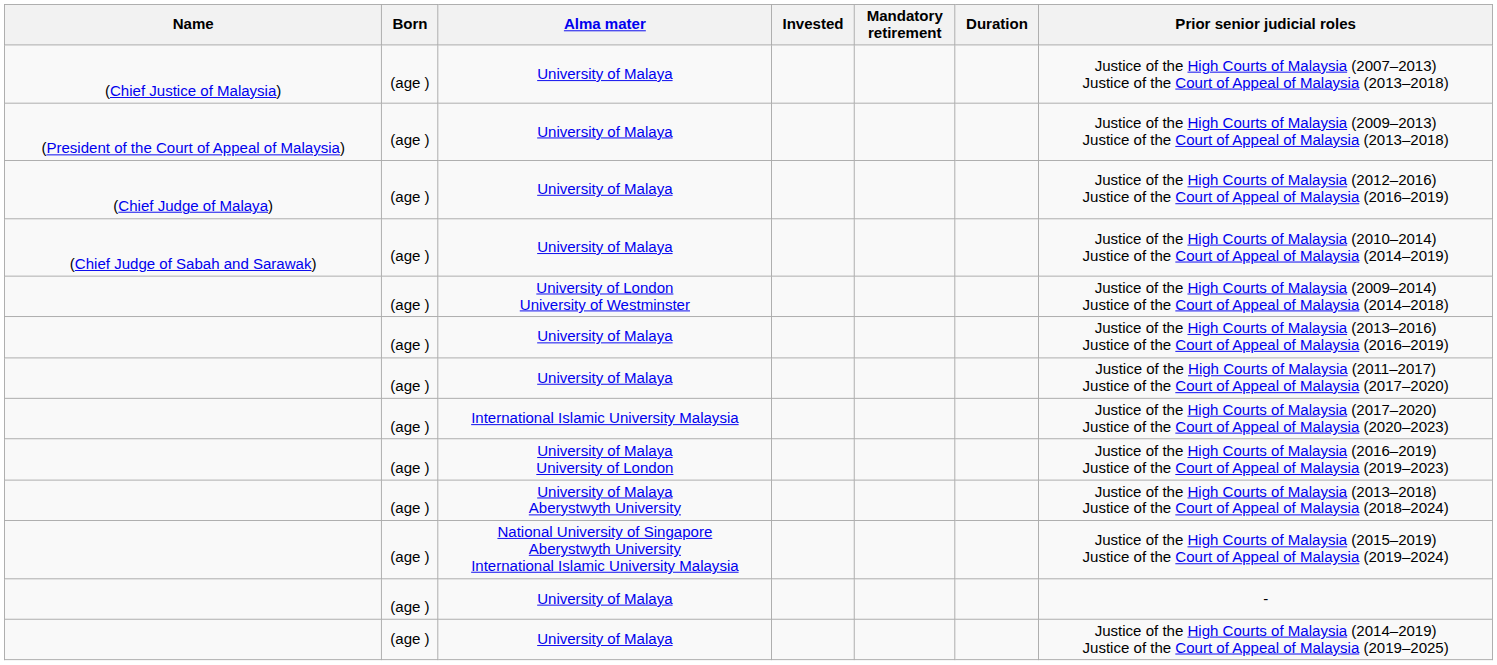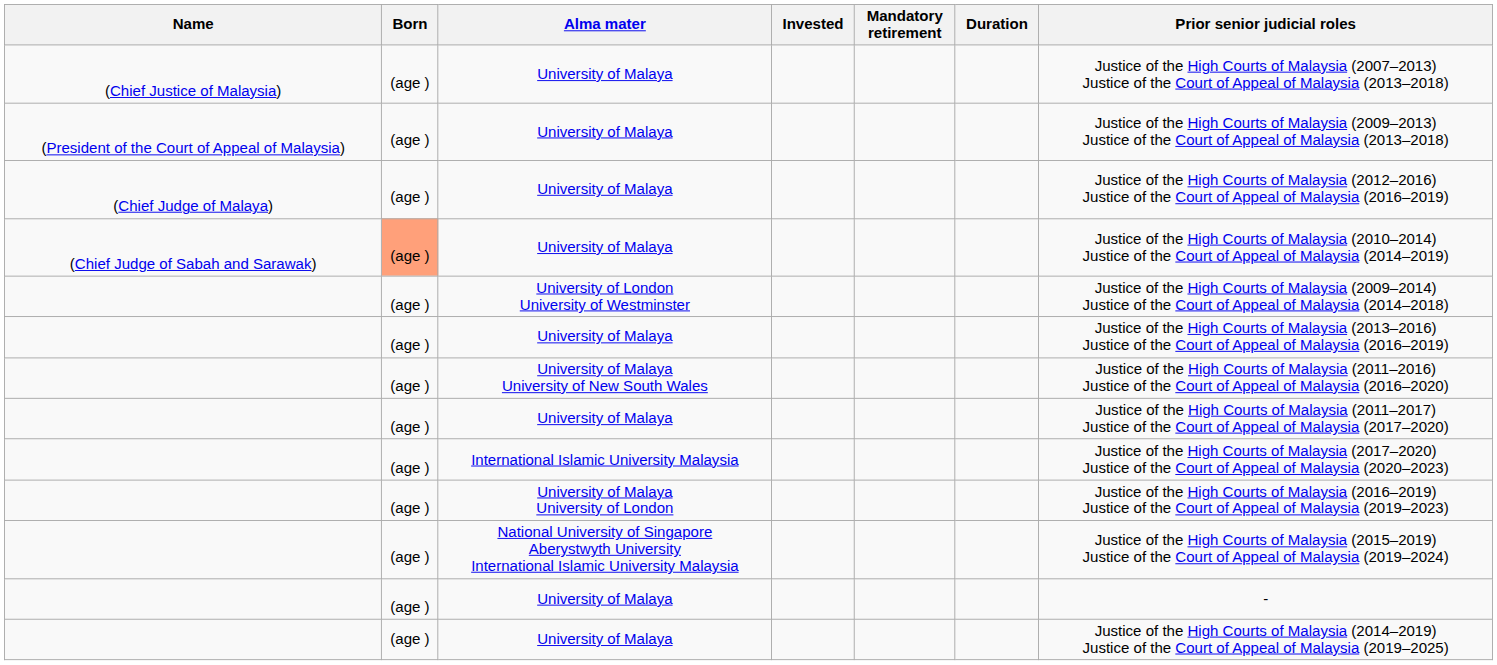(410, 255) no background -> (410, 255) lightsalmon background
+ row: (193, 378)
- row: (193, 500)
